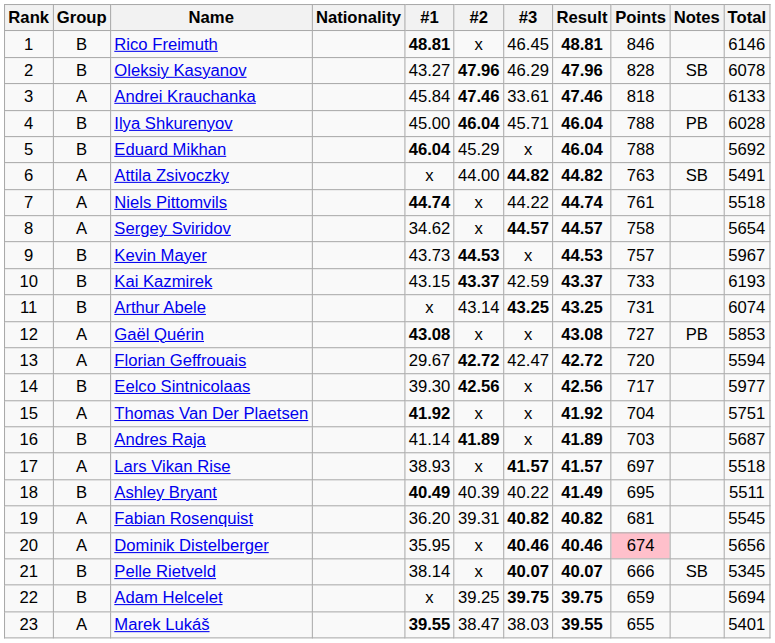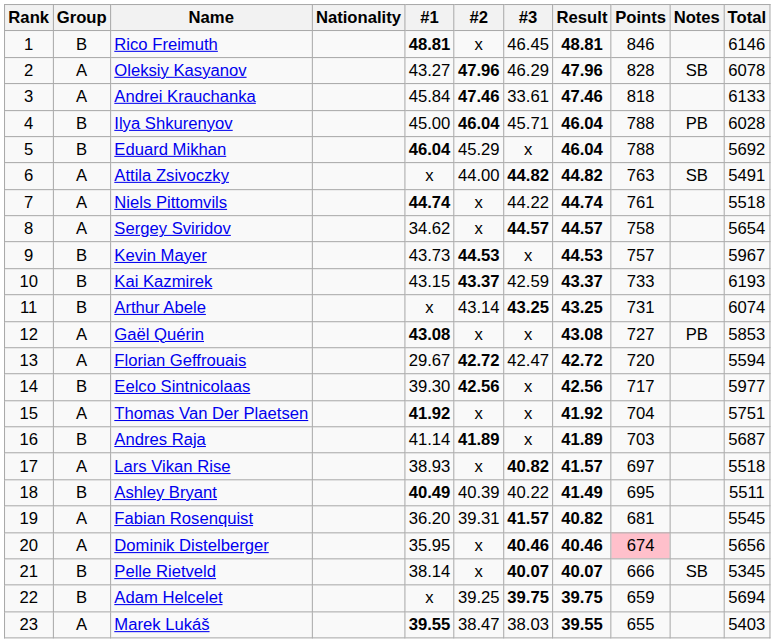(82, 70) B -> (82, 70) A
(528, 466) 41.57 -> (528, 466) 40.82
(528, 519) 40.82 -> (528, 519) 41.57
(747, 624) 5401 -> (747, 624) 5403
